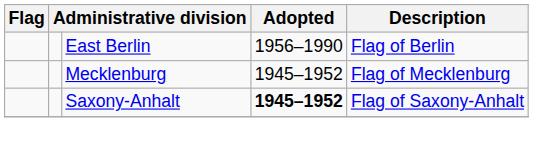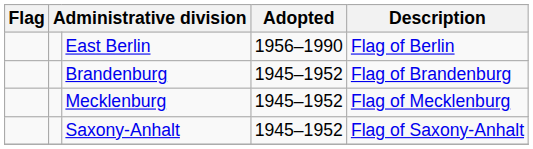+ row: (116, 74)
(299, 102) bold -> (299, 130) normal
